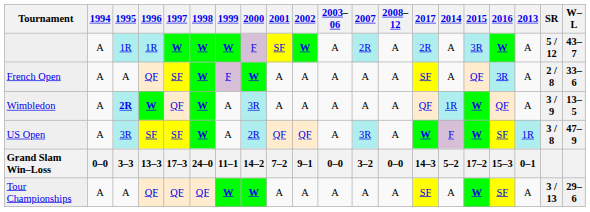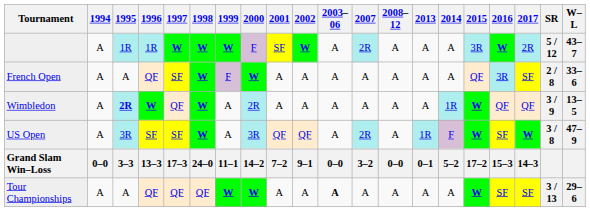columns swapped: (528, 18) <-> (425, 18)
(254, 105) 3R -> (254, 105) 2R
(254, 134) 2R -> (254, 134) 3R
(365, 134) 3R -> (365, 134) 2R
(335, 192) normal -> (335, 192) bold
